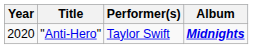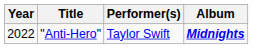(21, 33) 2020 -> (21, 33) 2022
